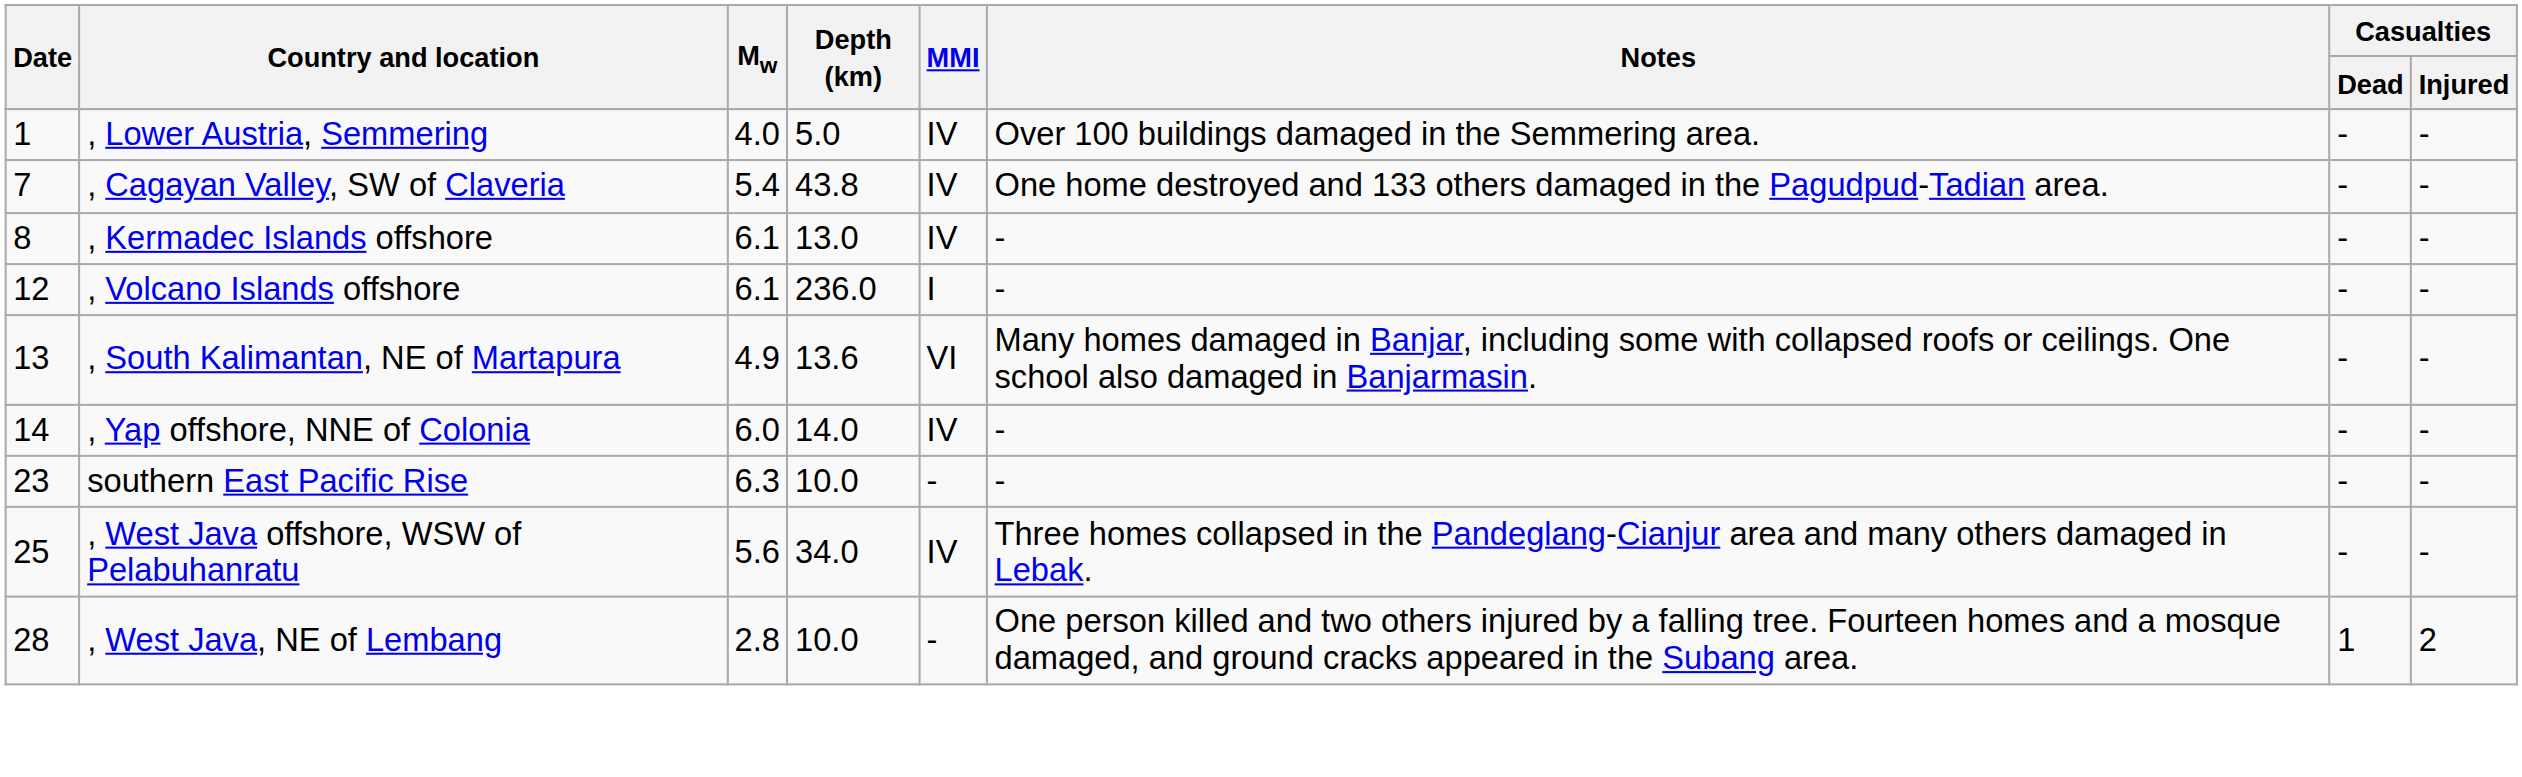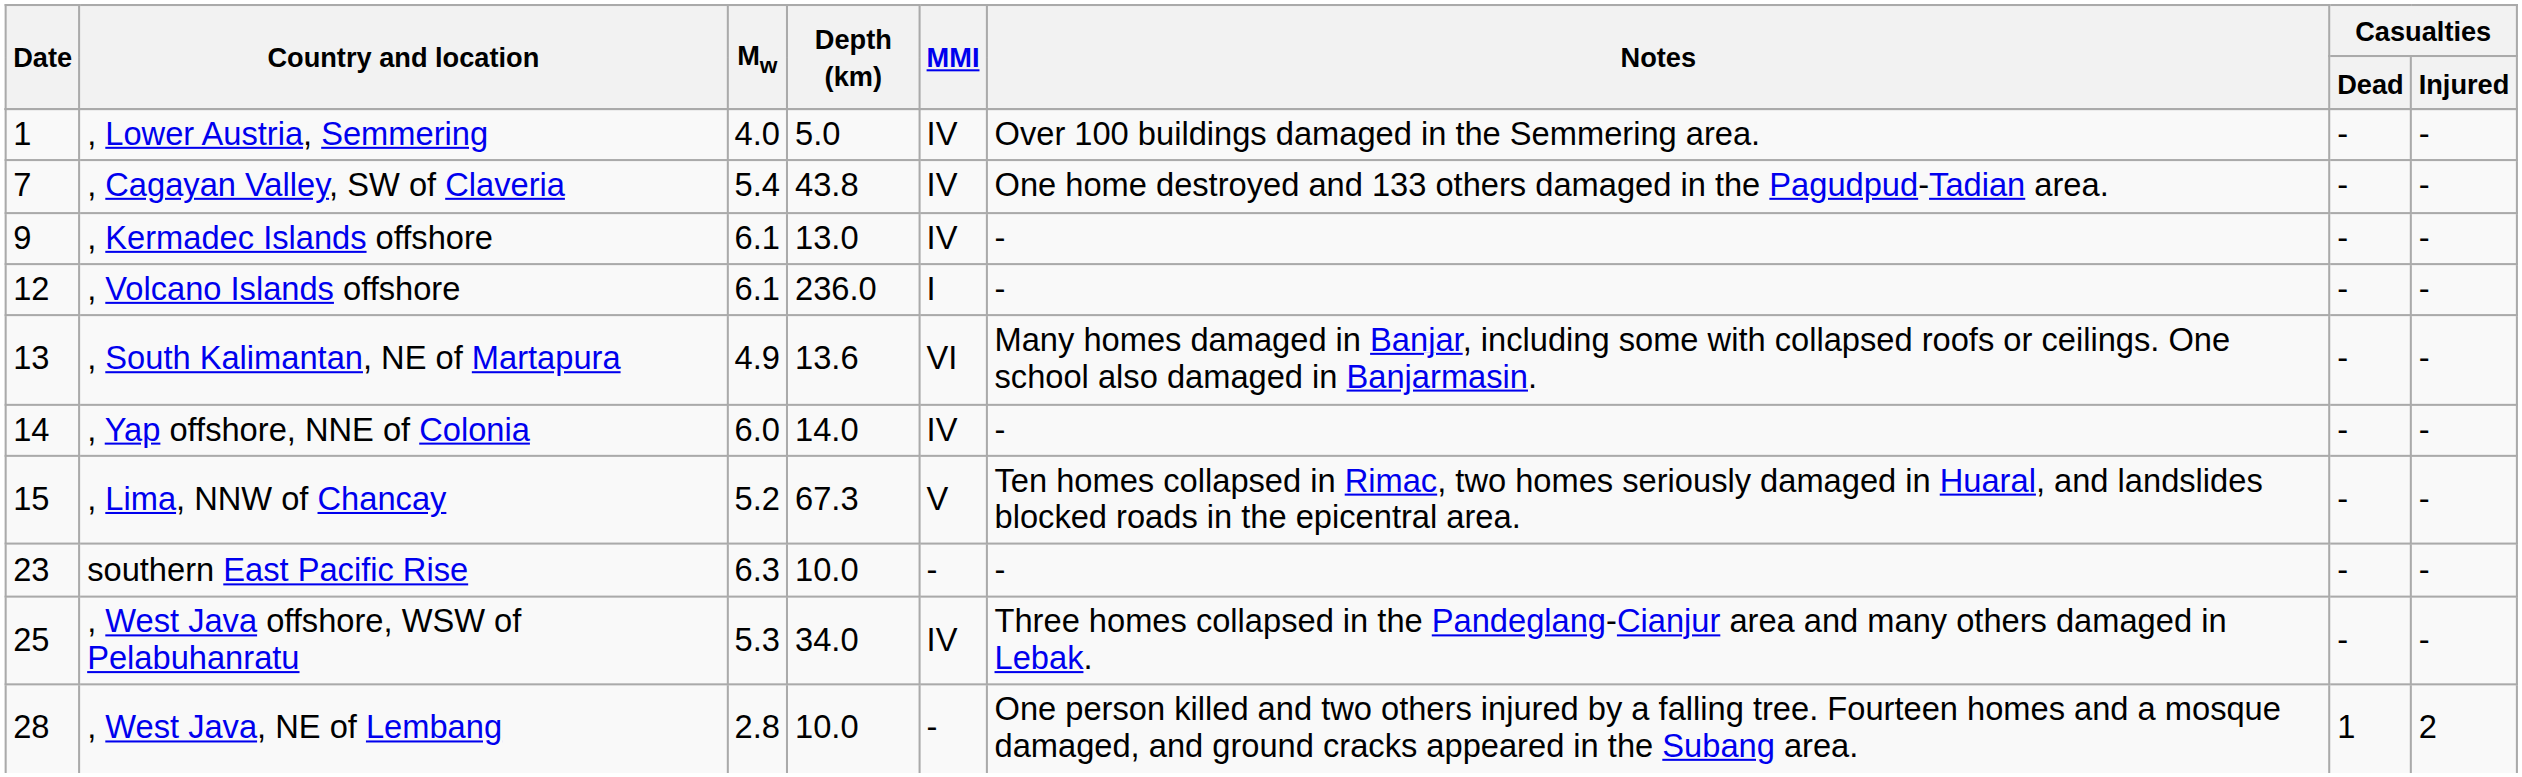(22, 237) 8 -> (22, 237) 9
+ row: (267, 499)
(757, 551) 5.6 -> (757, 639) 5.3
